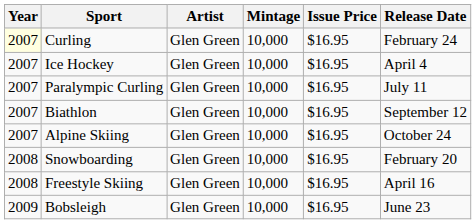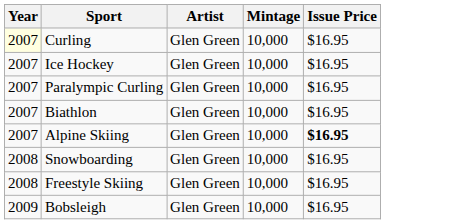- column: (425, 16)
(328, 135) normal -> (328, 135) bold
